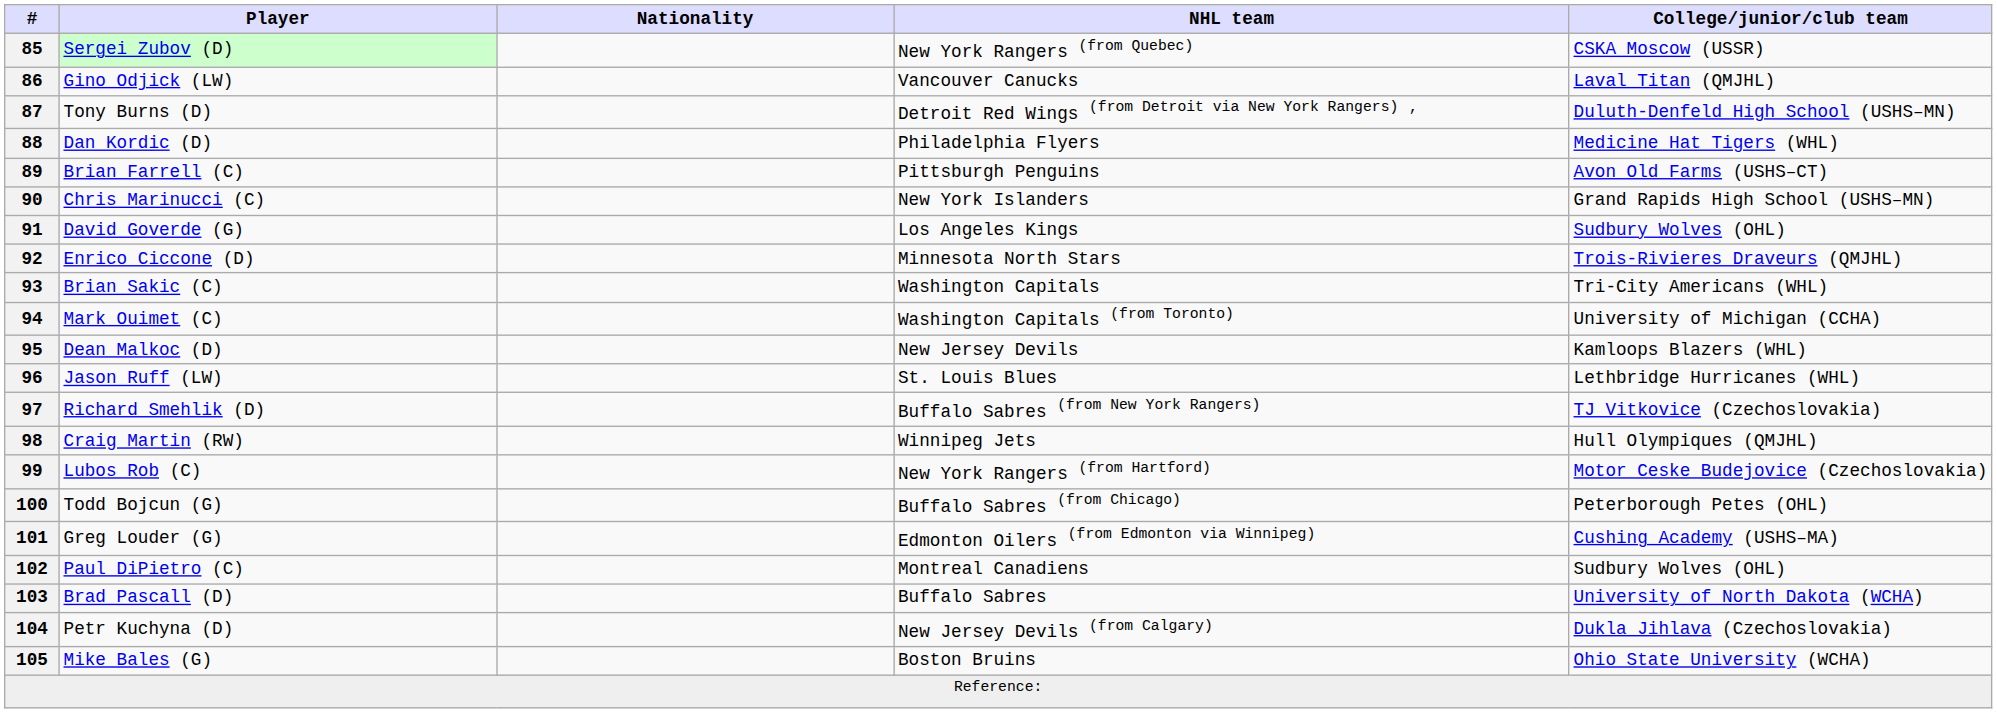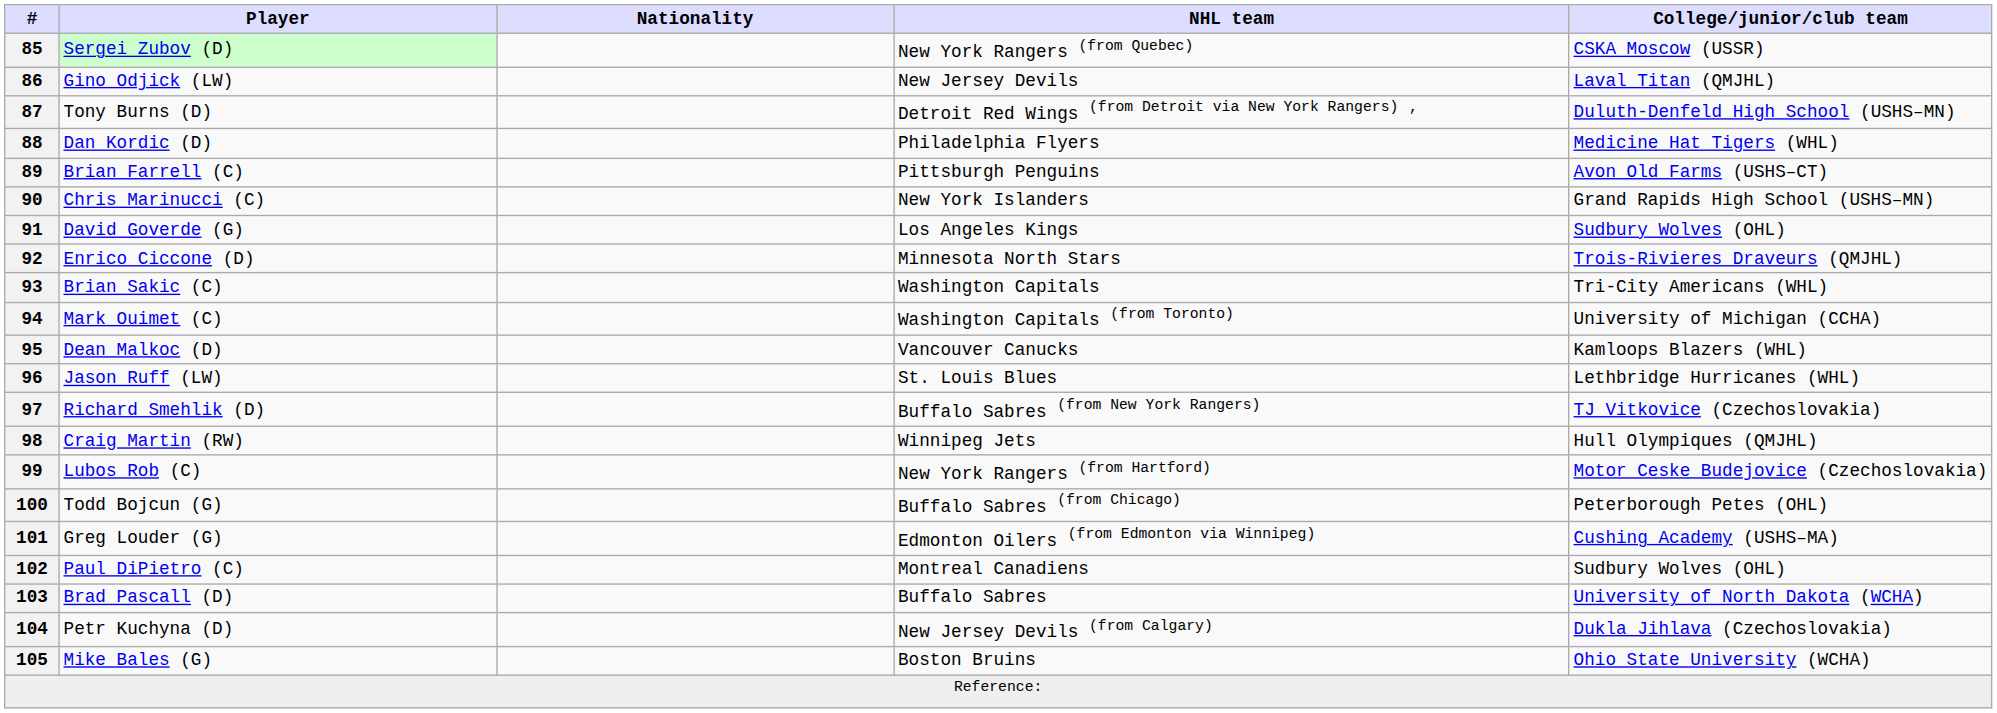(988, 81) Vancouver Canucks -> (988, 81) New Jersey Devils
(988, 350) New Jersey Devils -> (988, 350) Vancouver Canucks
